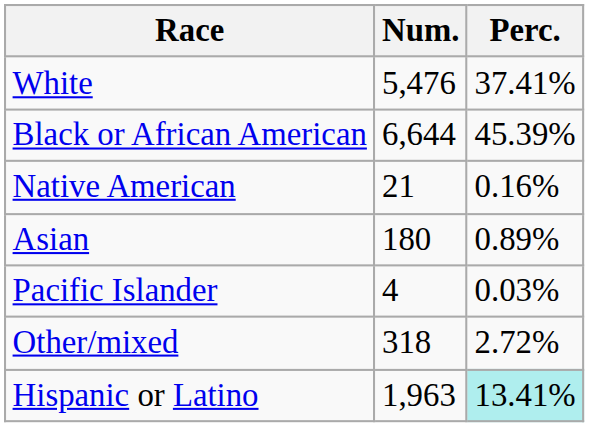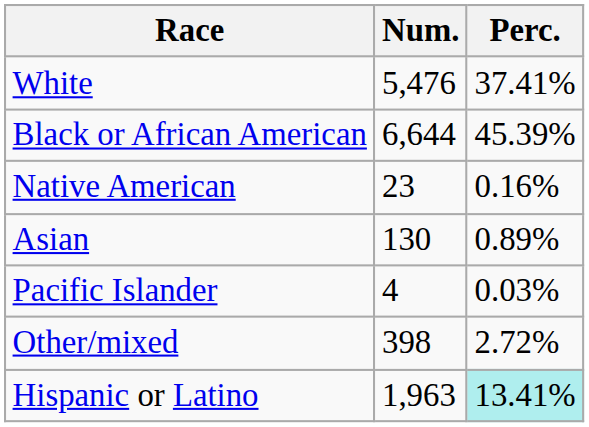(398, 186) 21 -> (398, 186) 23
(407, 238) 180 -> (407, 238) 130
(407, 342) 318 -> (407, 342) 398
